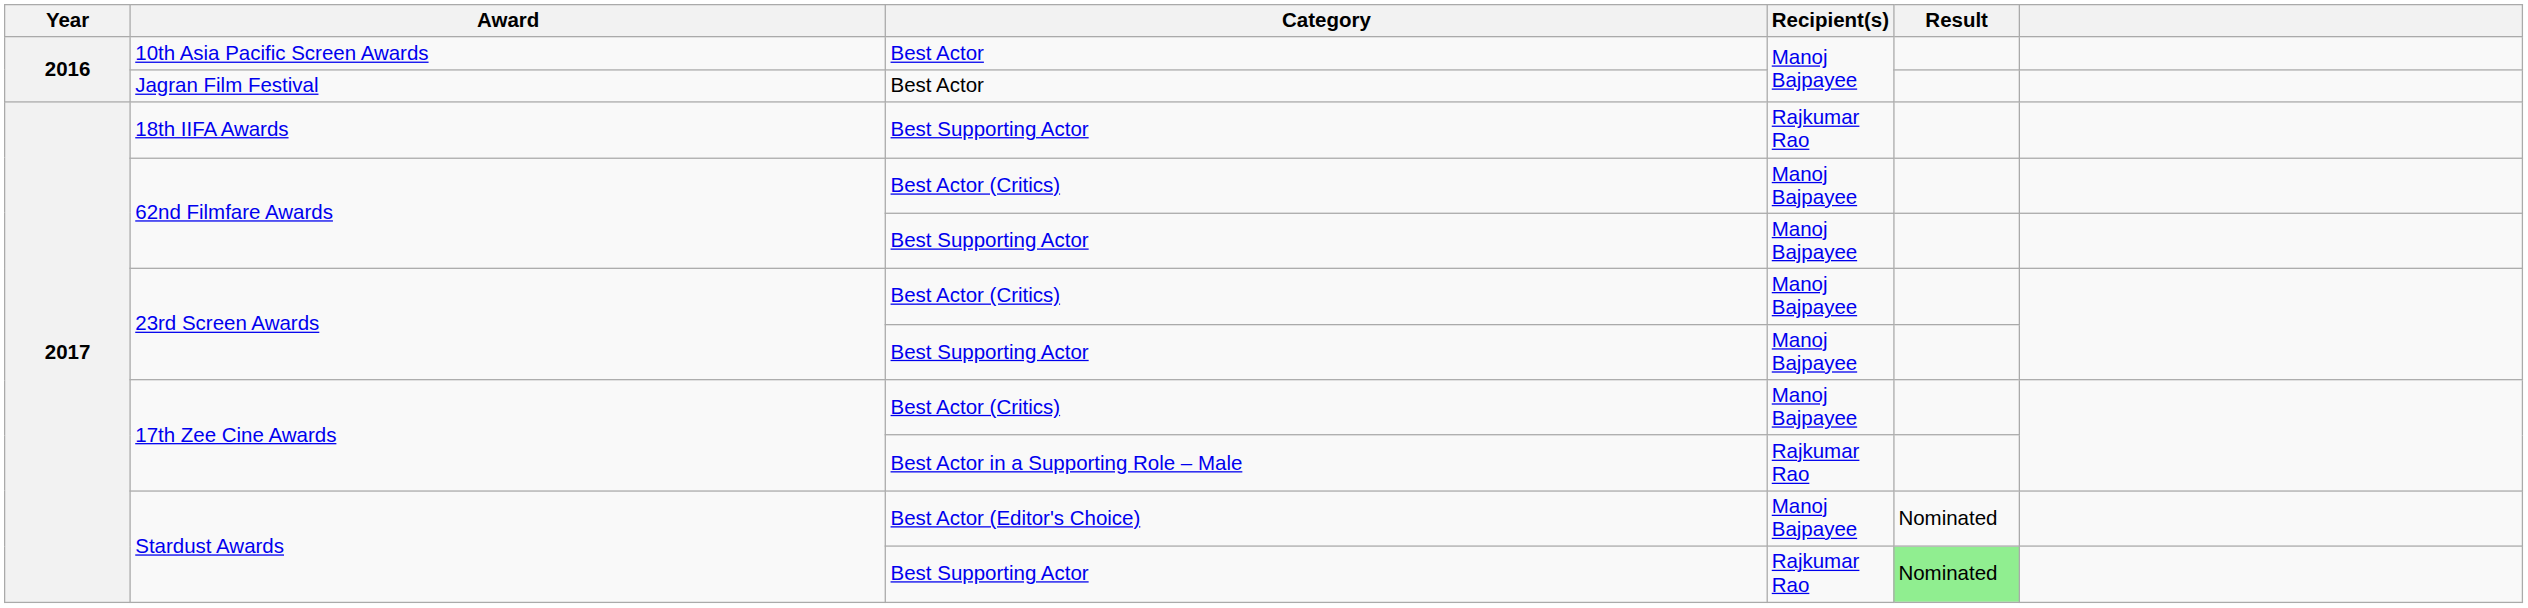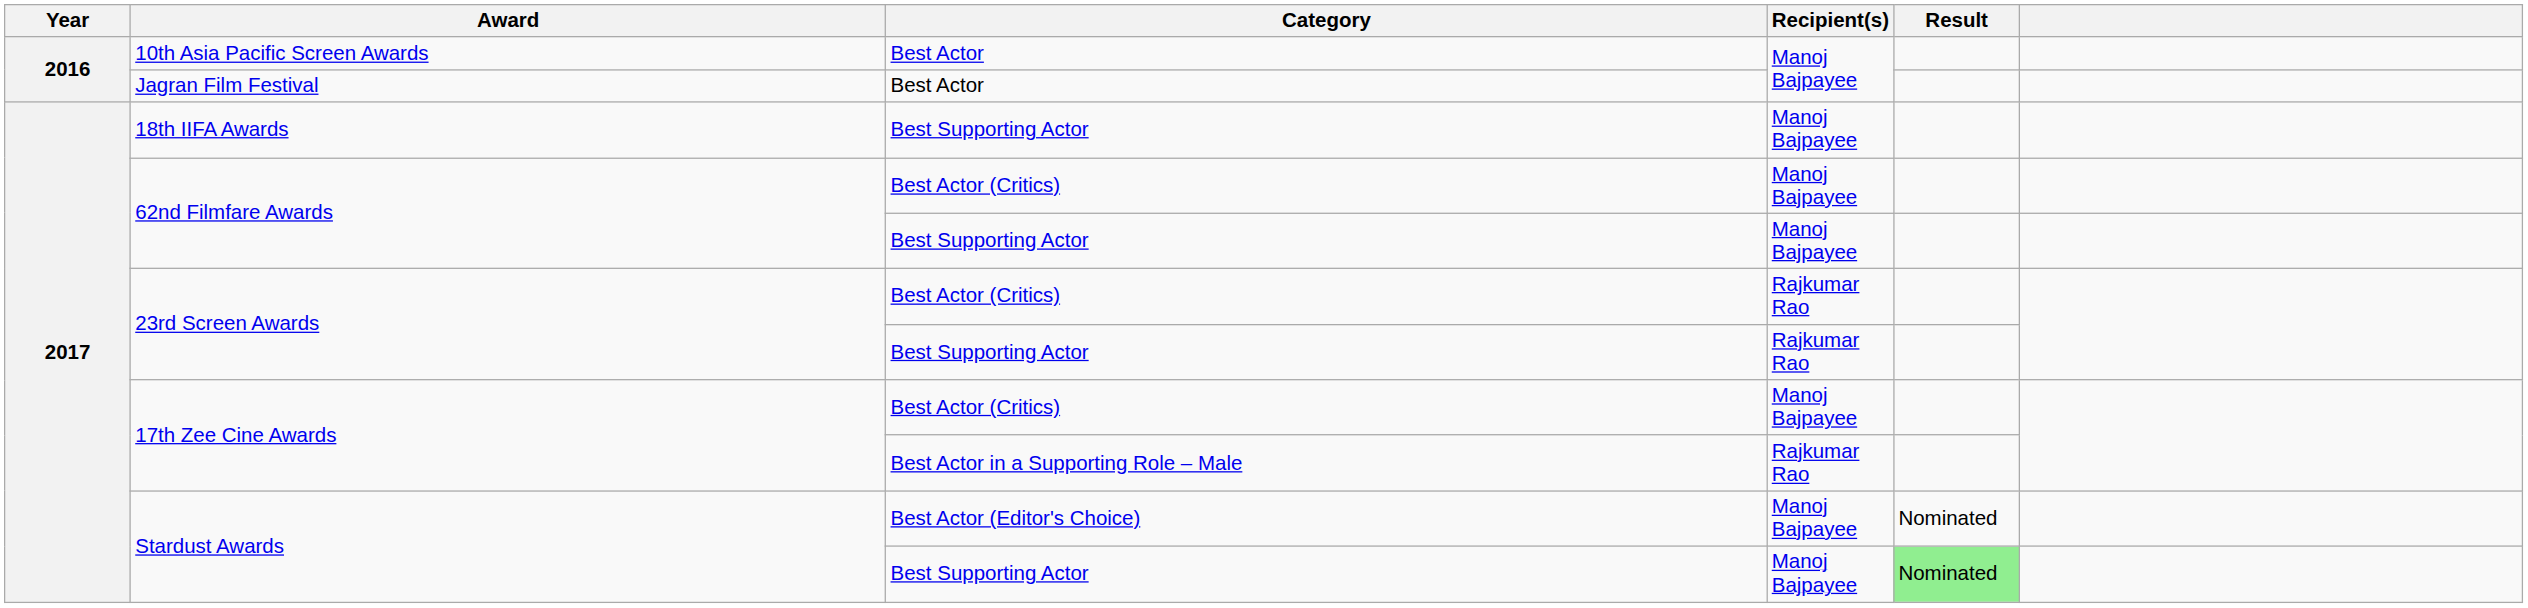(1816, 129) Rajkumar Rao -> (1814, 129) Manoj Bajpayee
(1814, 296) Manoj Bajpayee -> (1816, 296) Rajkumar Rao
(1814, 351) Manoj Bajpayee -> (1816, 351) Rajkumar Rao
(1816, 573) Rajkumar Rao -> (1814, 573) Manoj Bajpayee
